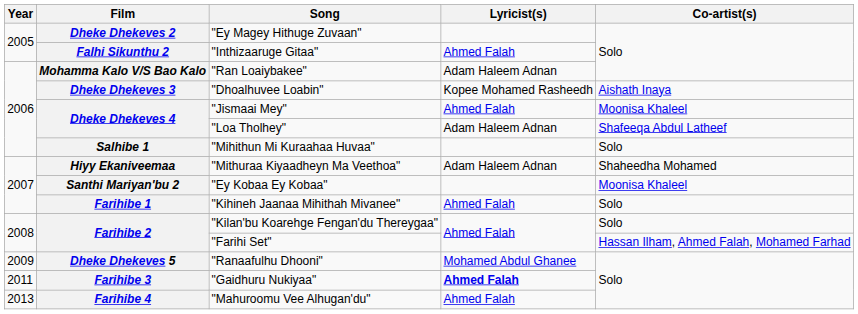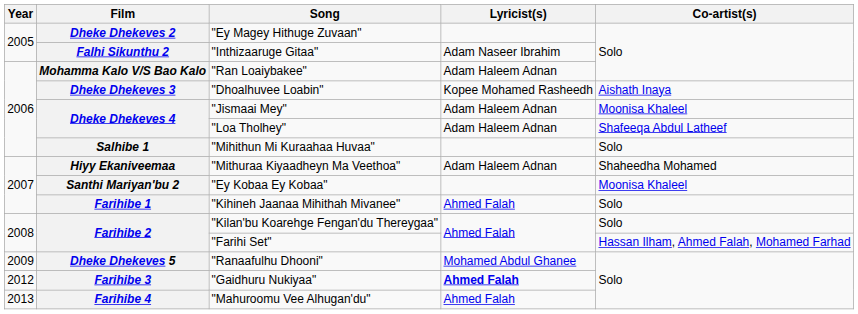(479, 52) Ahmed Falah -> (502, 52) Adam Naseer Ibrahim
(479, 109) Ahmed Falah -> (500, 109) Adam Haleem Adnan
(20, 280) 2011 -> (20, 280) 2012
